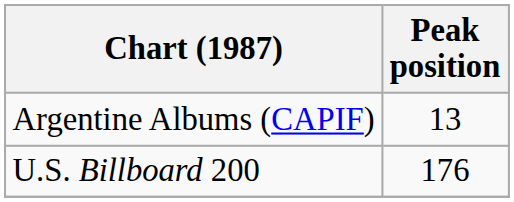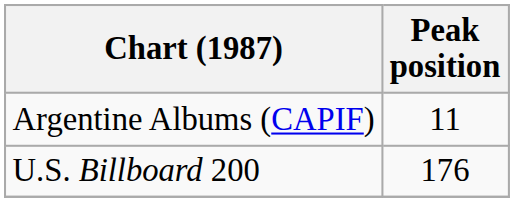(445, 118) 13 -> (445, 118) 11
